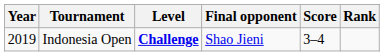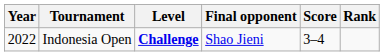(22, 39) 2019 -> (22, 39) 2022
